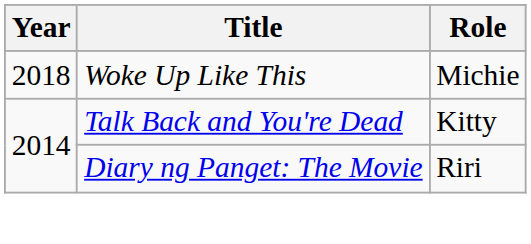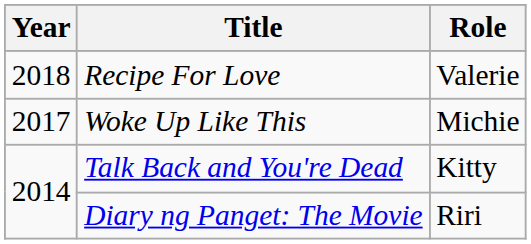+ row: (182, 74)
(41, 74) 2018 -> (41, 121) 2017
